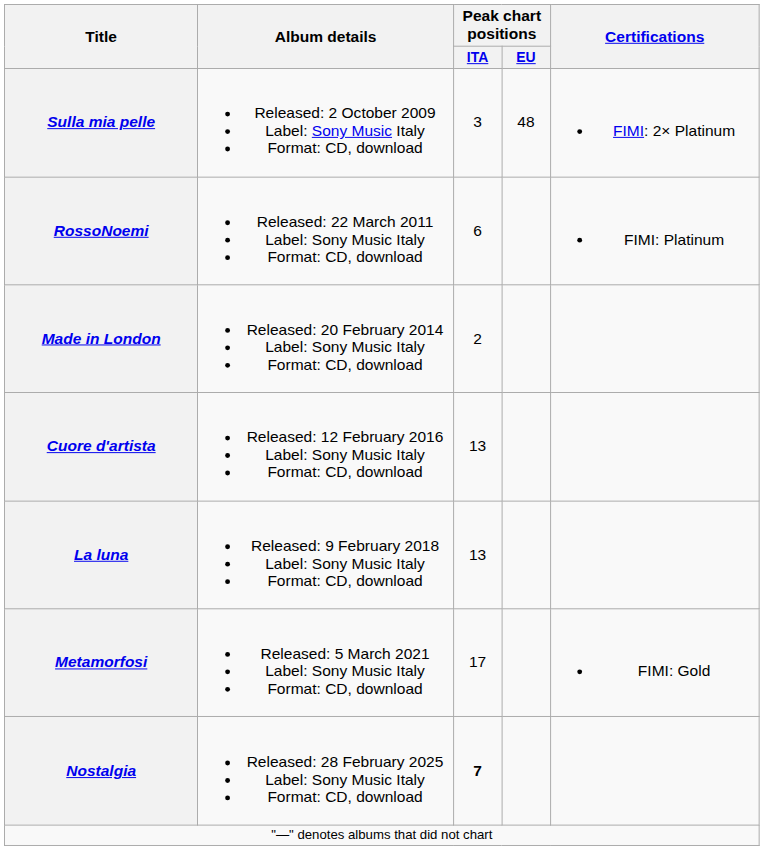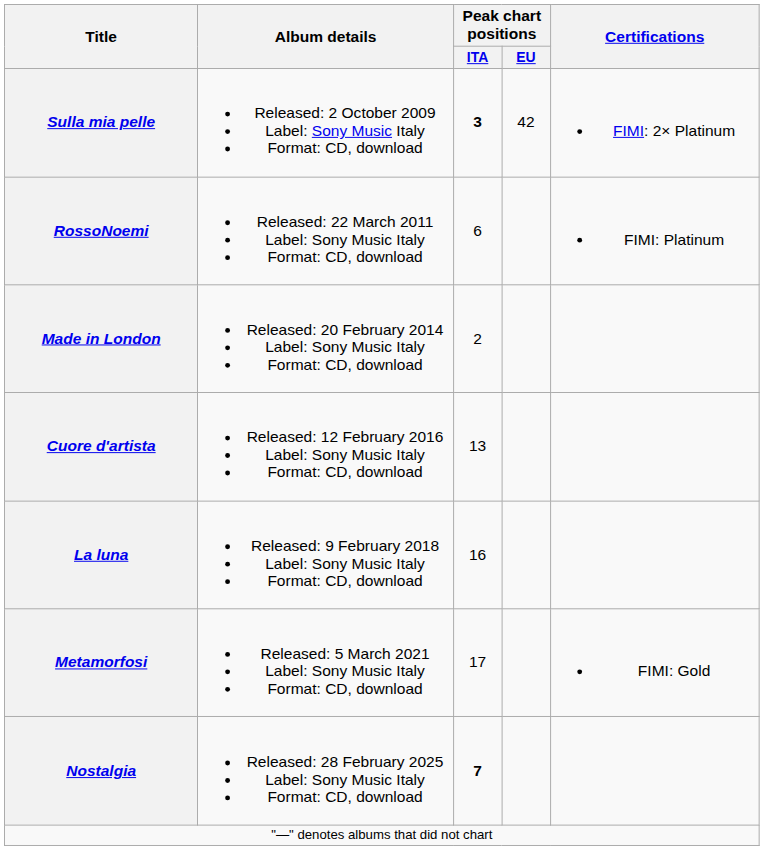(478, 122) normal -> (478, 122) bold
(526, 122) 48 -> (526, 122) 42
(478, 554) 13 -> (478, 554) 16
